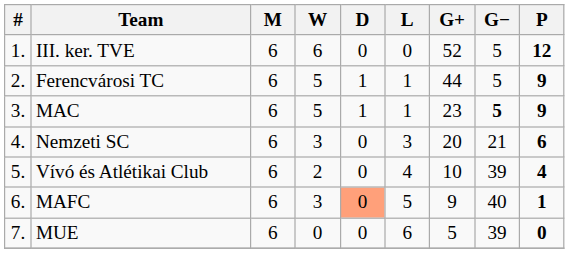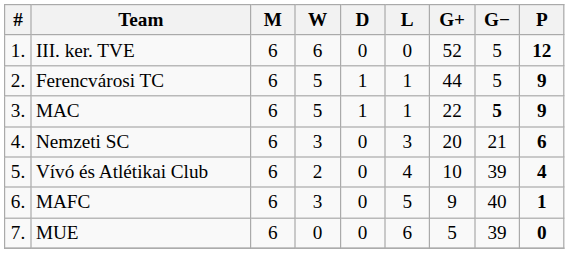(452, 111) 23 -> (452, 111) 22
(362, 202) lightsalmon background -> (362, 202) no background
